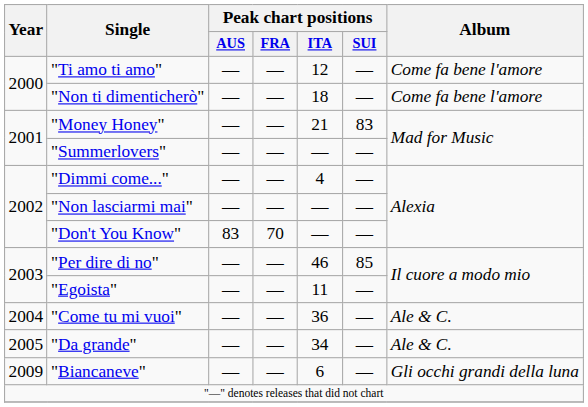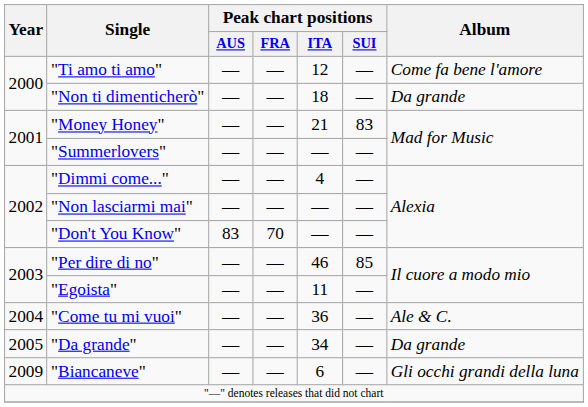(466, 97) Come fa bene l'amore -> (428, 97) Da grande
(421, 343) Ale & C. -> (428, 343) Da grande
